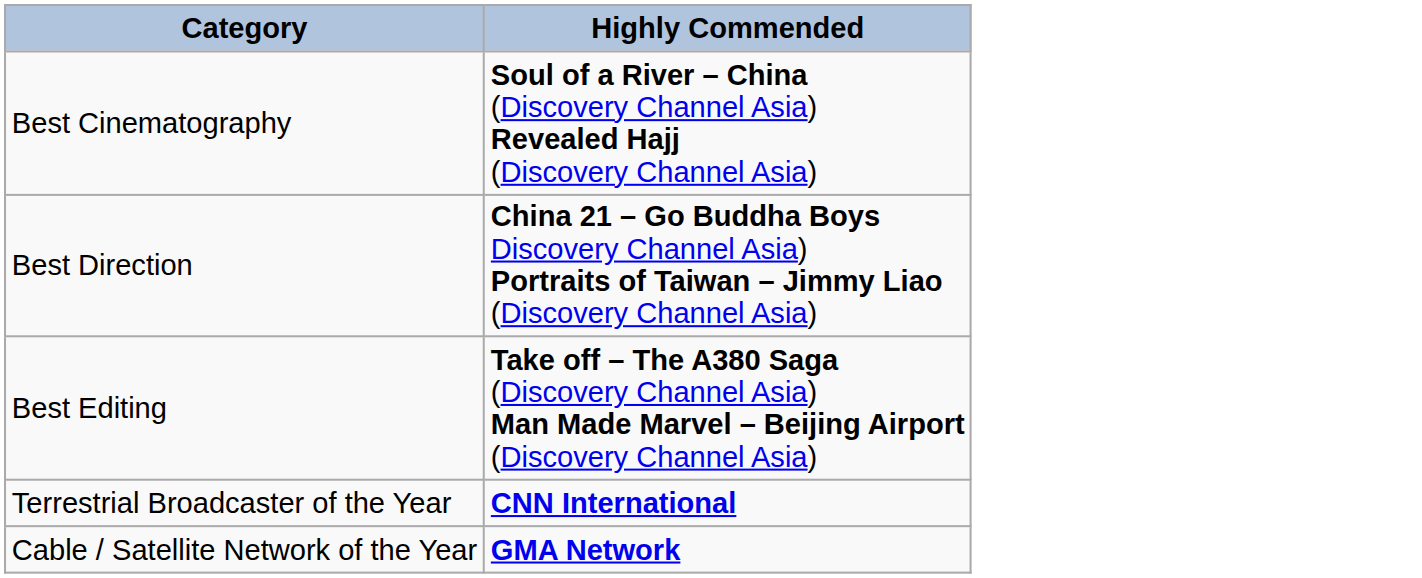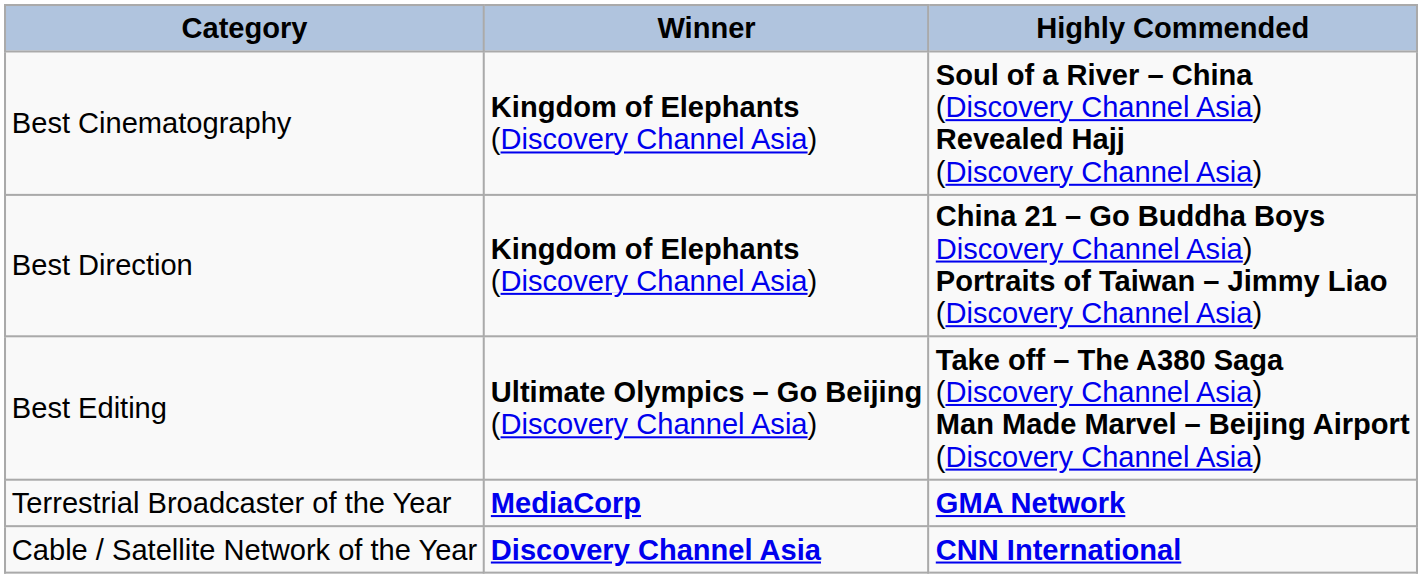+ column: (707, 28)
(614, 503) CNN International -> (1031, 503) GMA Network
(586, 549) GMA Network -> (1059, 549) CNN International
